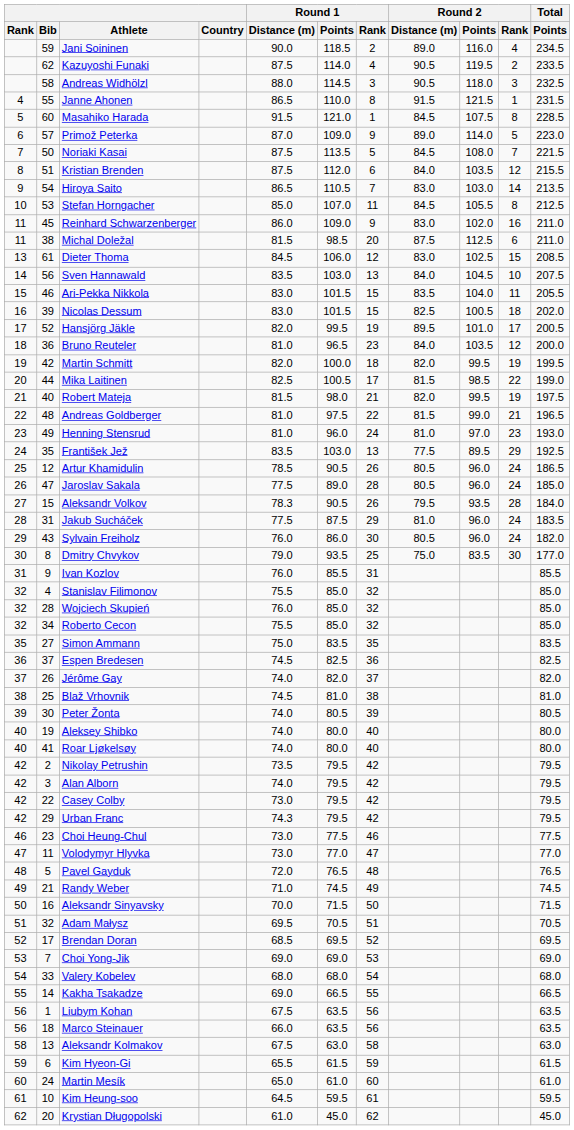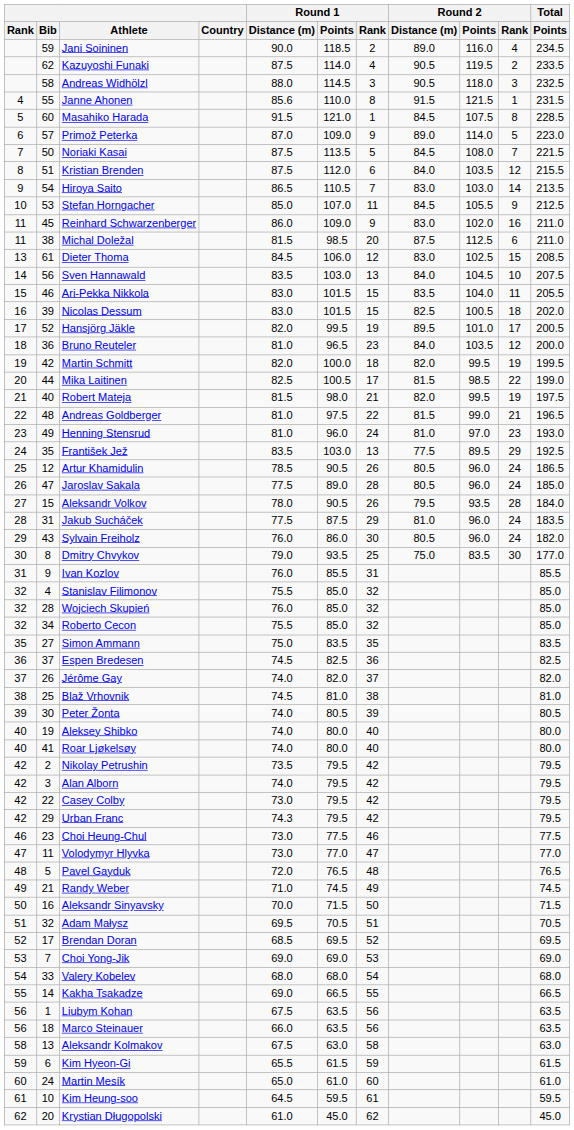(282, 100) 86.5 -> (282, 100) 85.6
(515, 205) 8 -> (515, 205) 9
(282, 503) 78.3 -> (282, 503) 78.0
